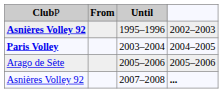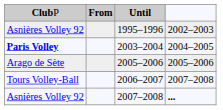(46, 29) bold -> (45, 29) normal
+ row: (140, 79)
